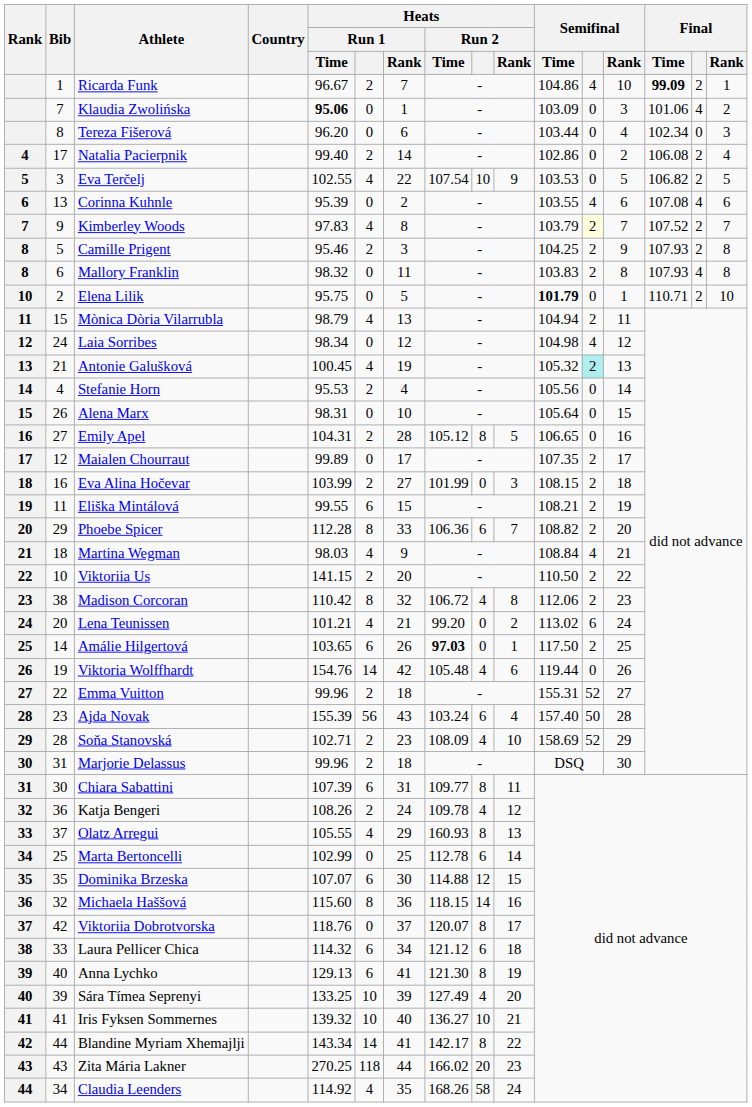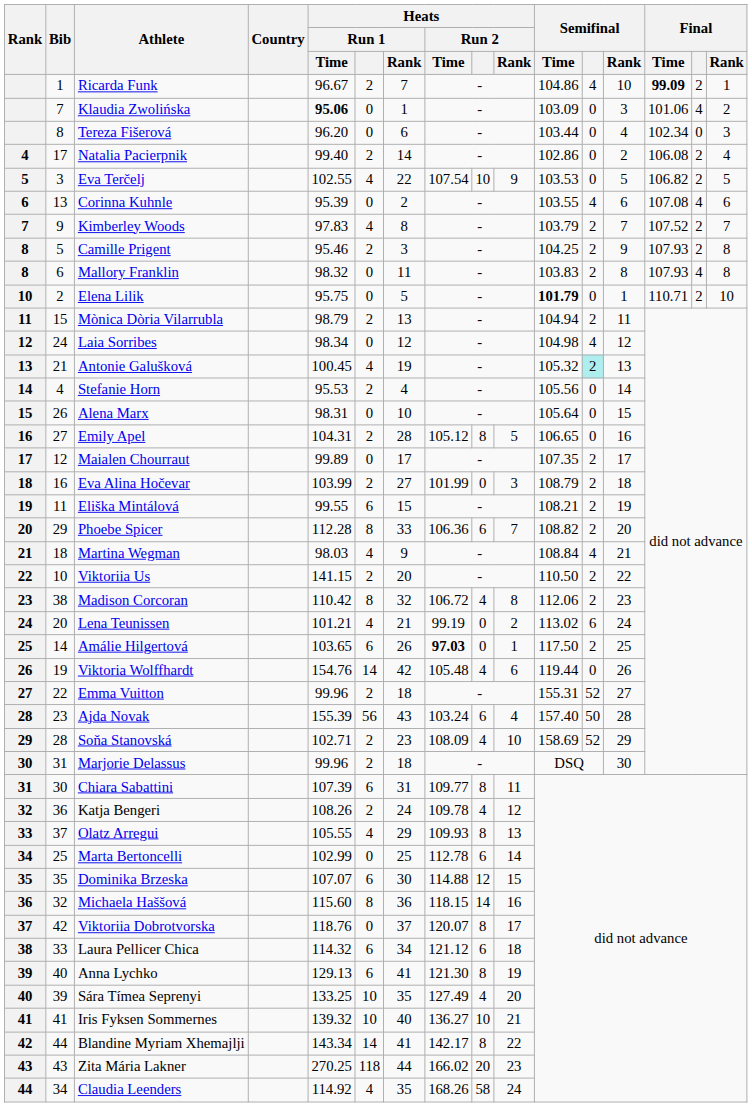(593, 226) lightyellow background -> (593, 226) no background
(369, 319) 4 -> (369, 319) 2
(558, 483) 108.15 -> (558, 483) 108.79
(448, 623) 99.20 -> (448, 623) 99.19
(448, 833) 160.93 -> (448, 833) 109.93
(404, 996) 39 -> (404, 996) 35
